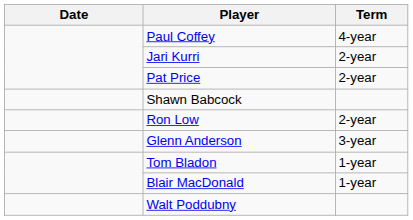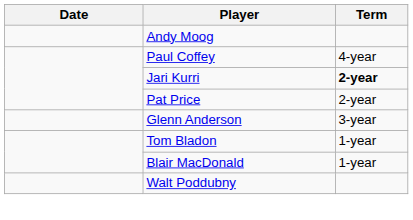+ row: (180, 36)
(357, 57) normal -> (358, 78) bold
- row: (194, 99)
- row: (173, 120)
